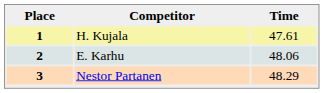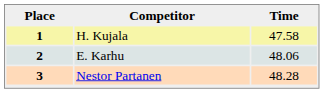(284, 35) 47.61 -> (284, 35) 47.58
(284, 75) 48.29 -> (284, 75) 48.28
